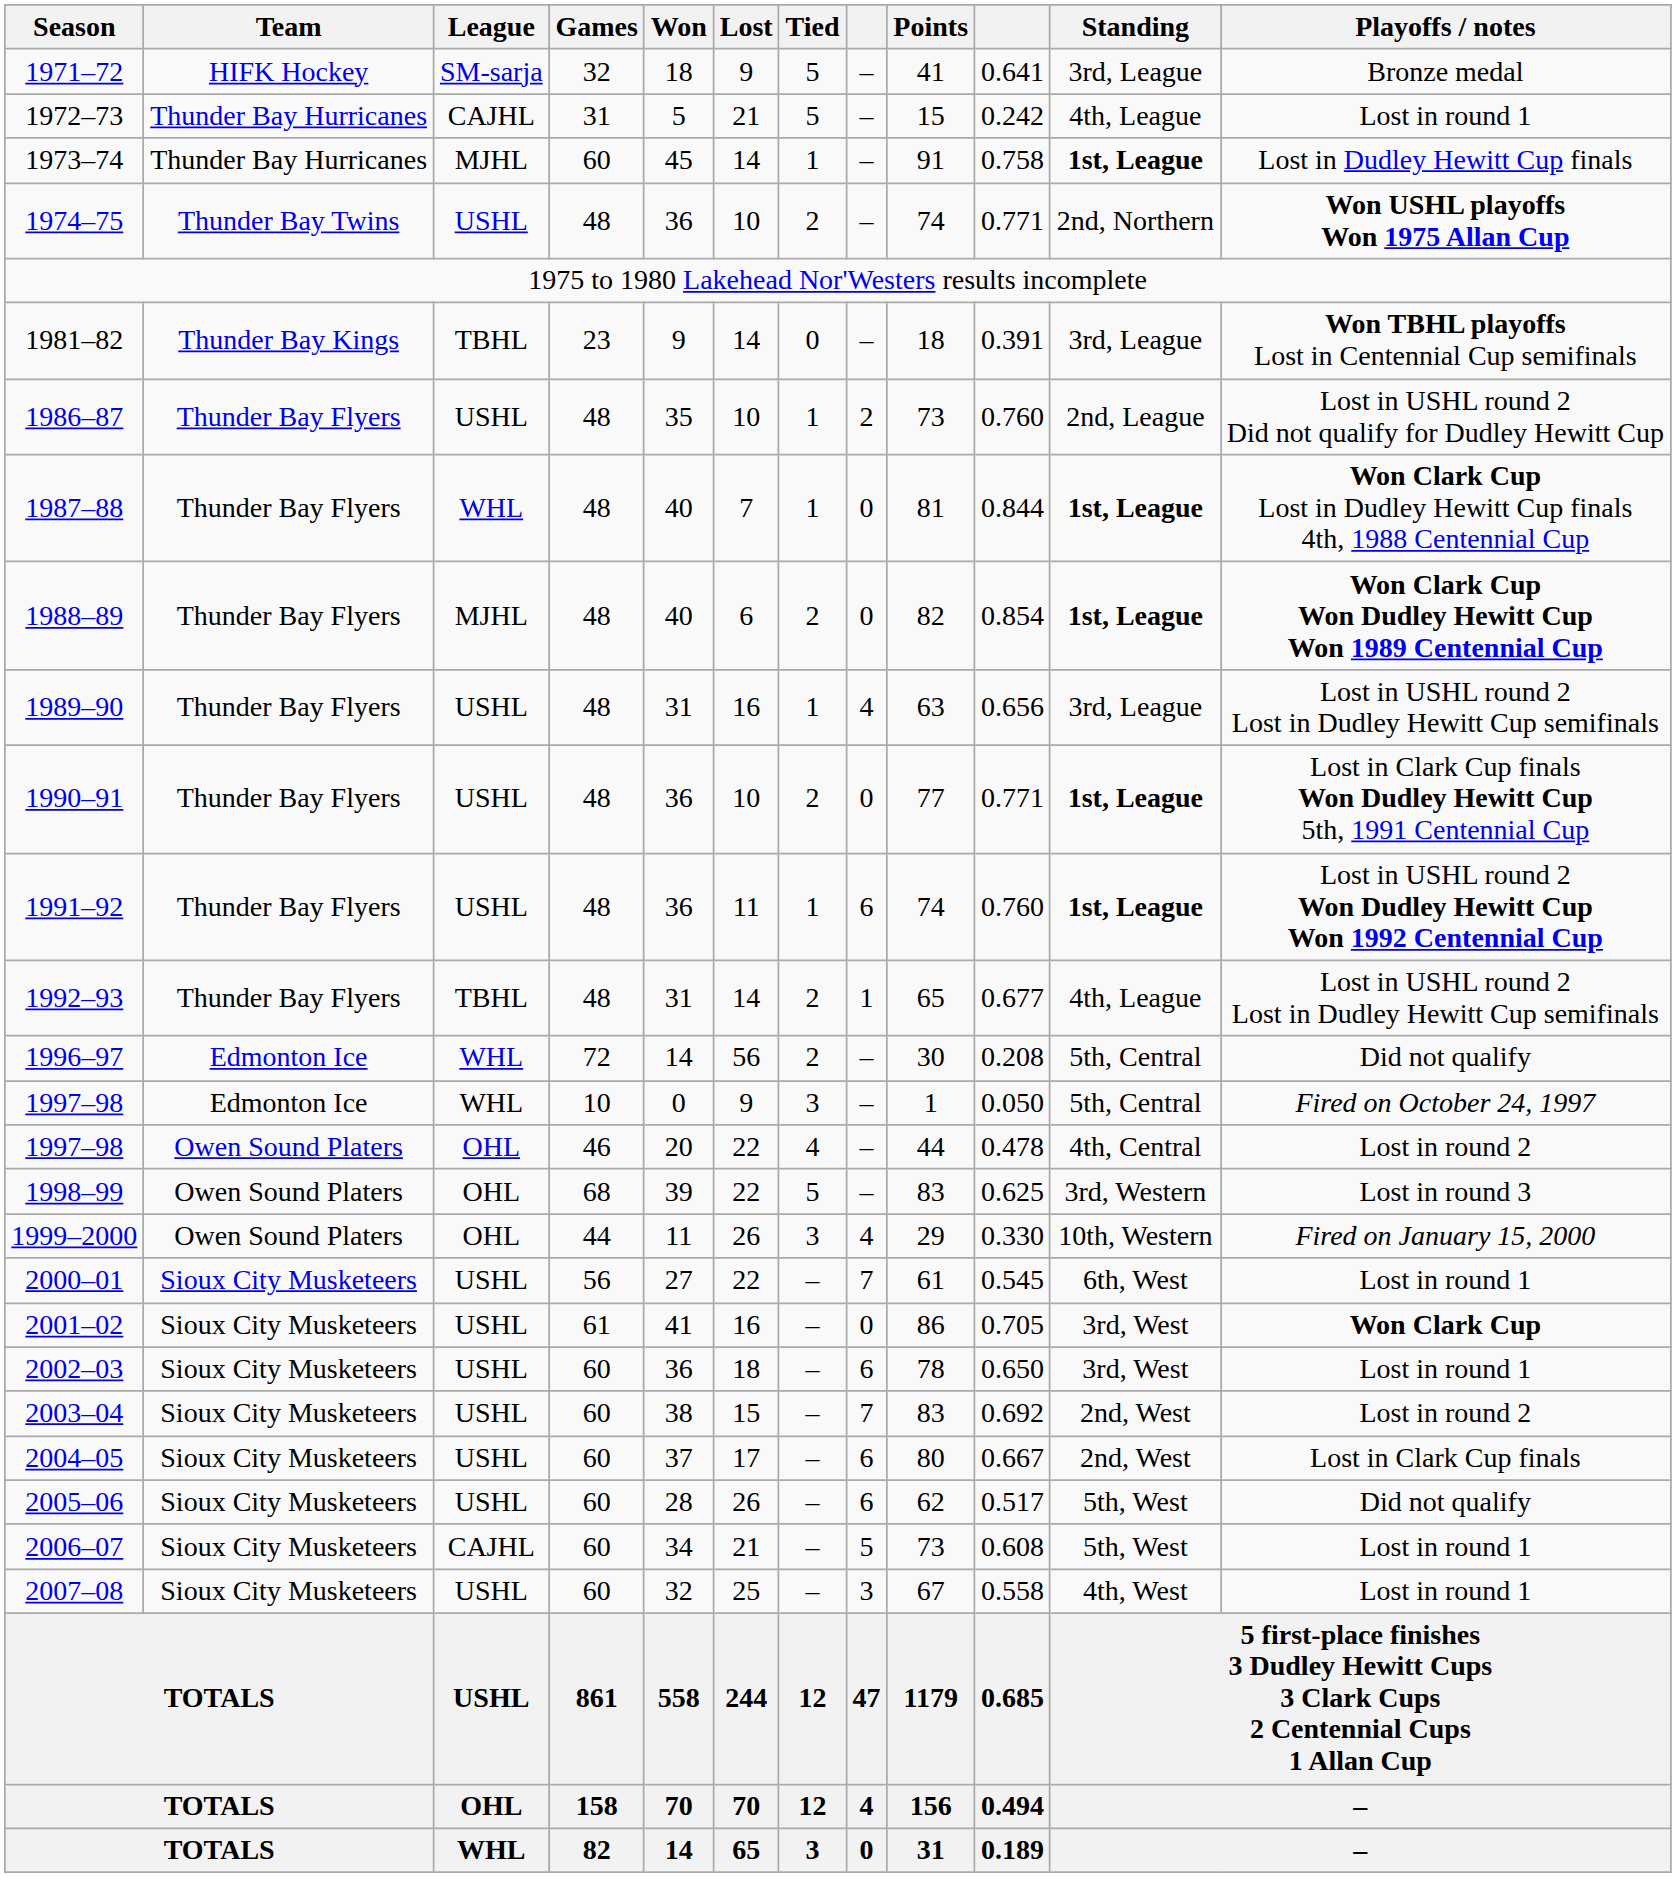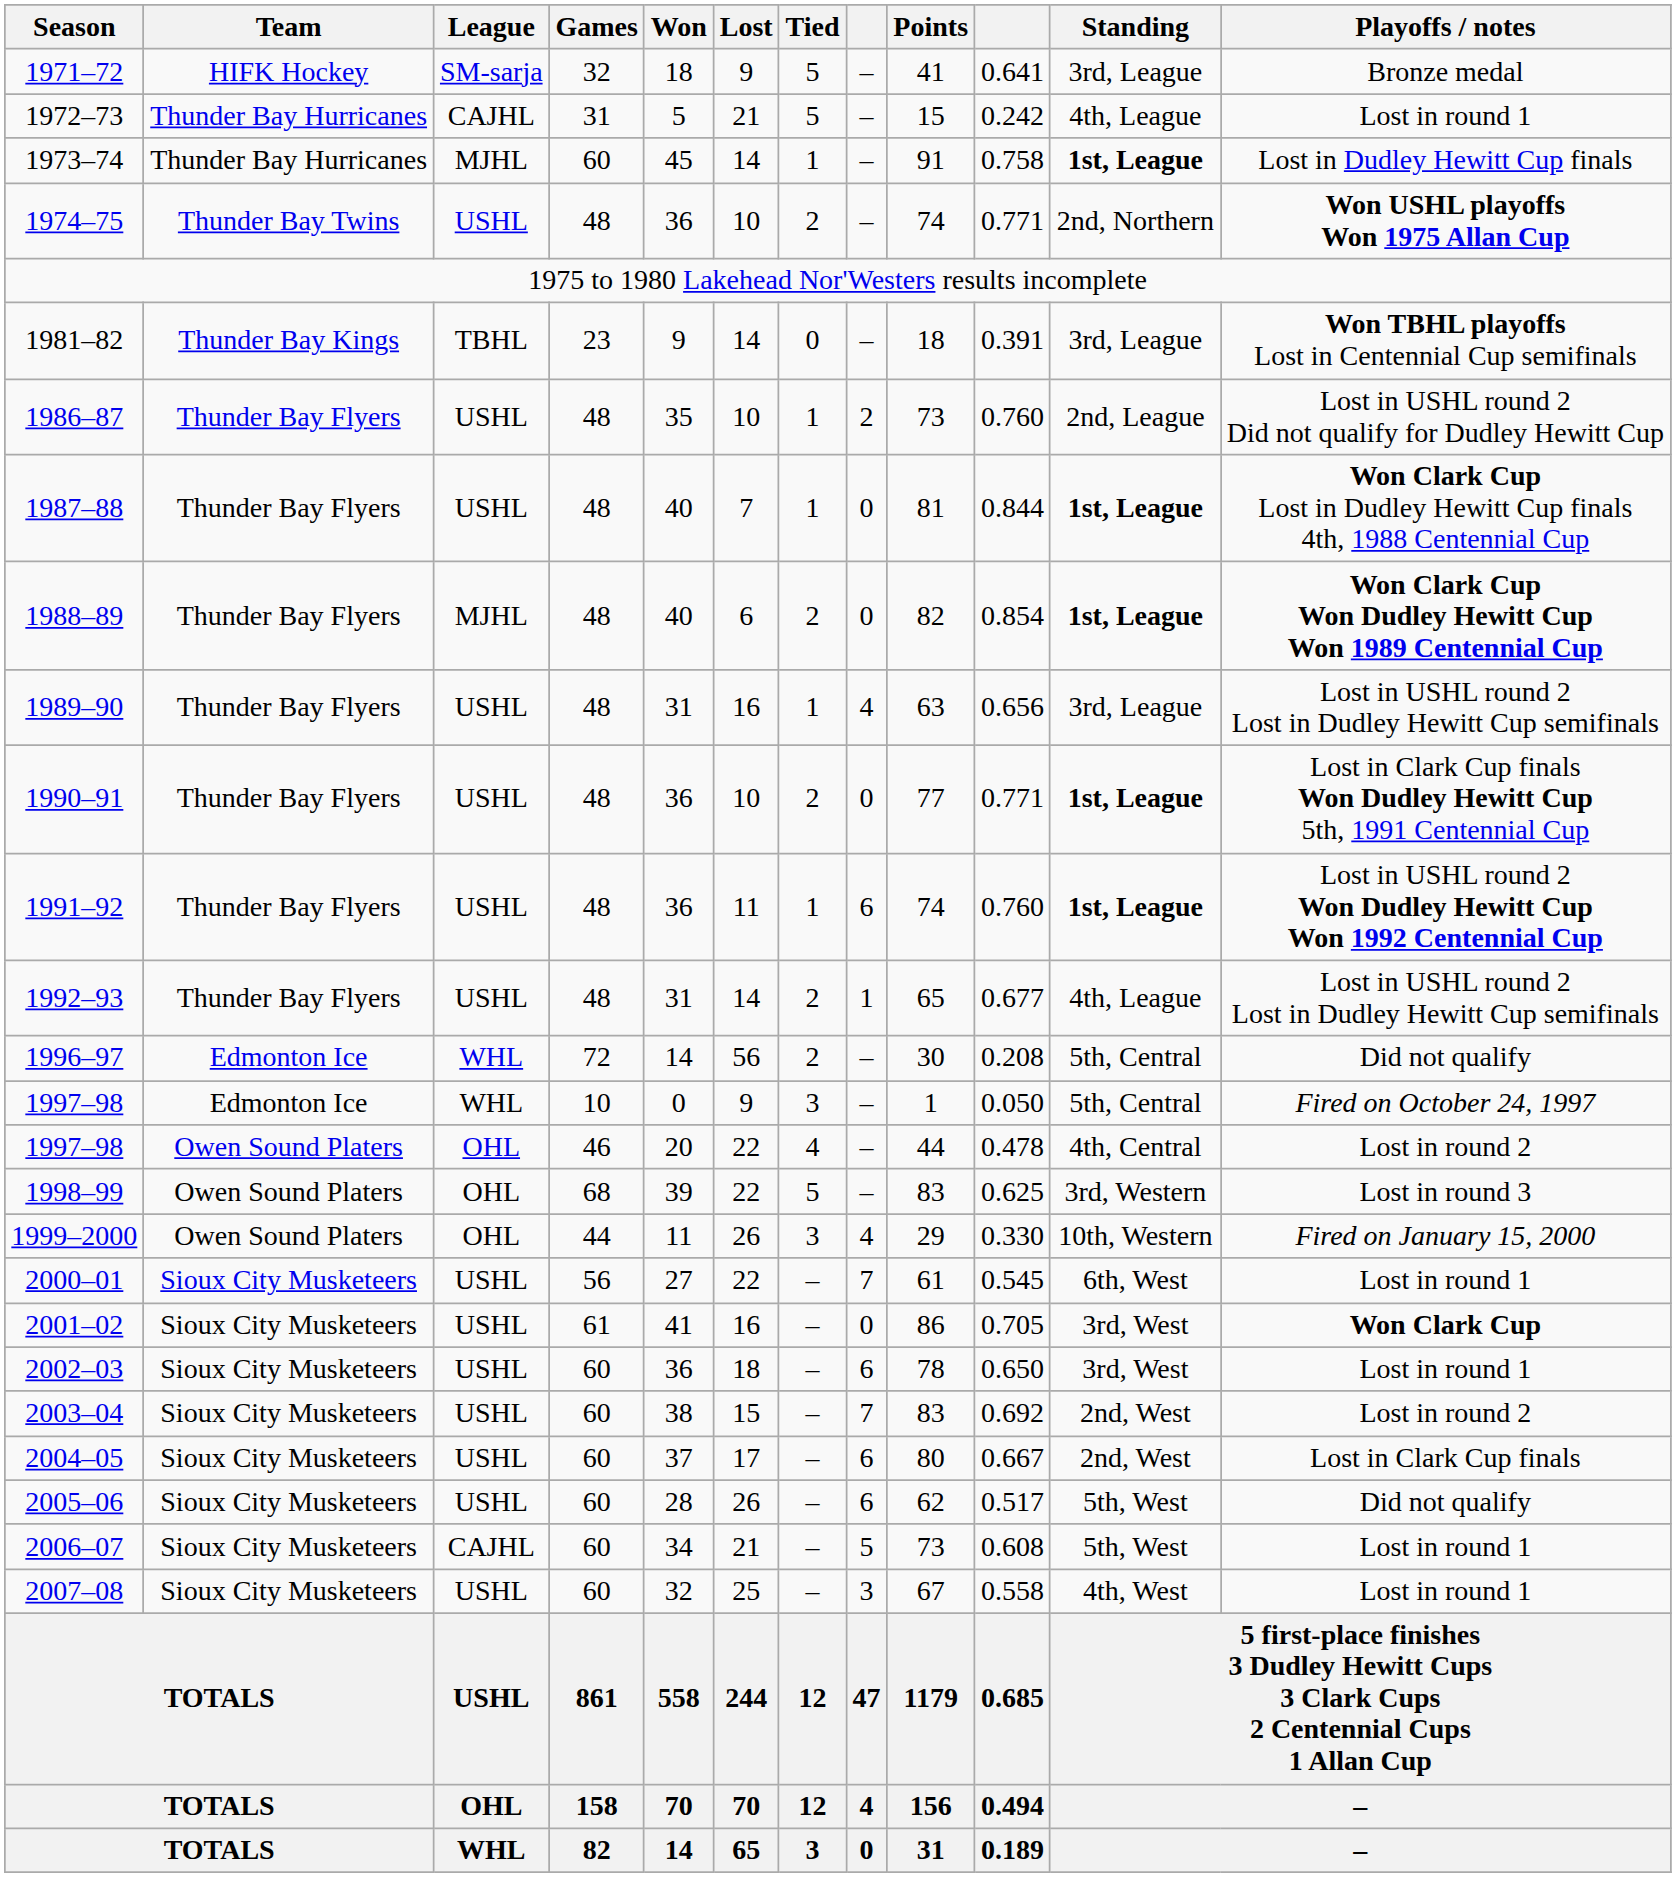(491, 507) WHL -> (491, 507) USHL
(491, 997) TBHL -> (491, 997) USHL
